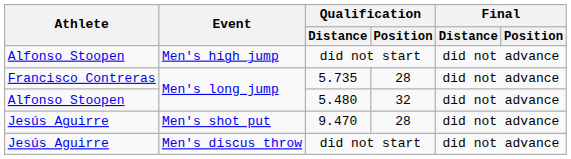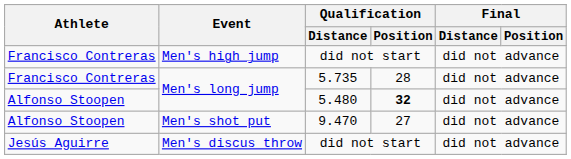(66, 56) Alfonso Stoopen -> (82, 56) Francisco Contreras
(403, 100) normal -> (403, 100) bold
(58, 122) Jesús Aguirre -> (66, 122) Alfonso Stoopen
(403, 122) 28 -> (403, 122) 27
